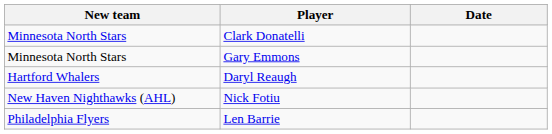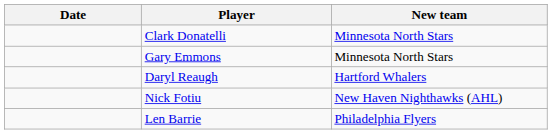columns swapped: (479, 14) <-> (112, 14)
